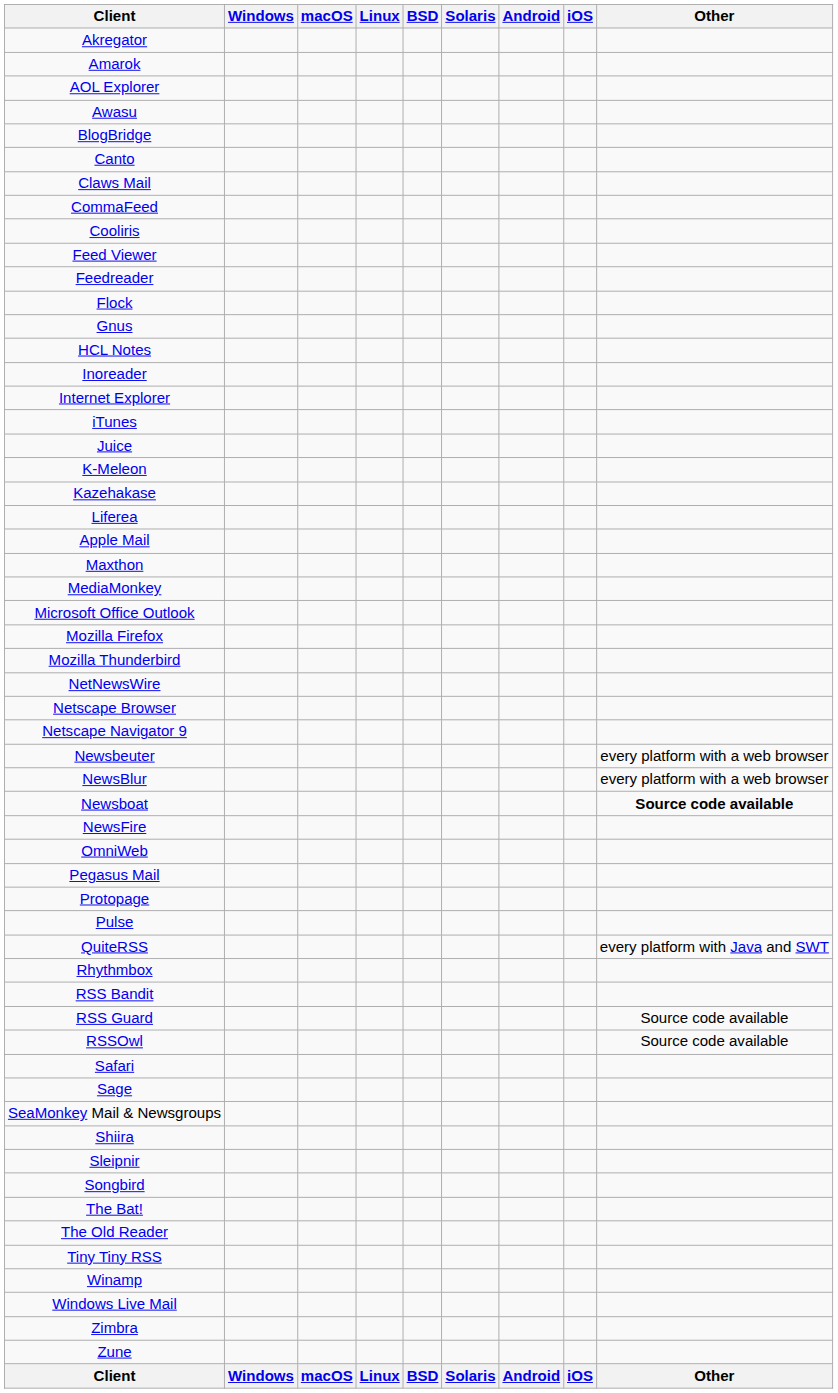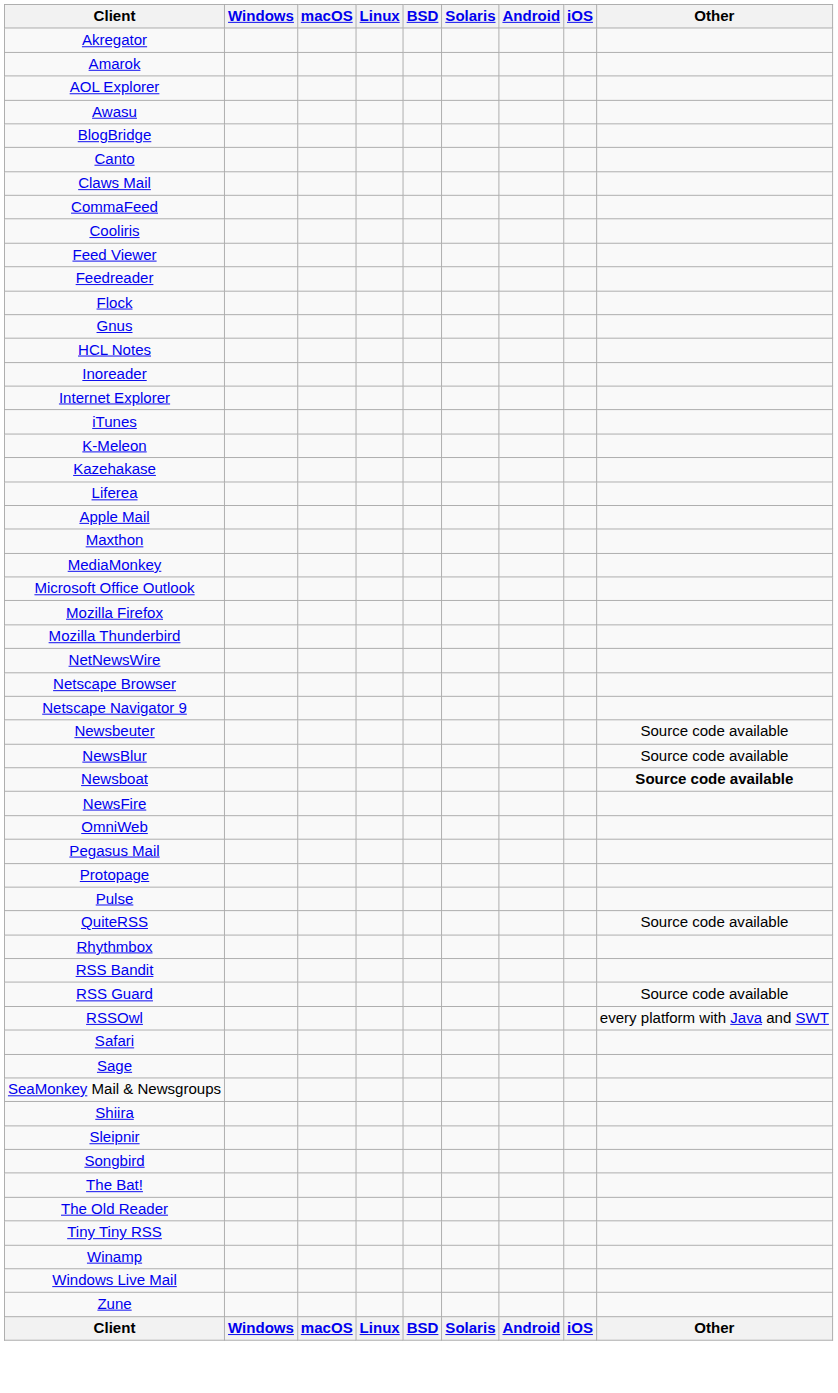- row: (115, 445)
(714, 755) every platform with a web browser -> (714, 732) Source code available
(714, 779) every platform with a web browser -> (714, 755) Source code available
(714, 946) every platform with Java and SWT -> (714, 922) Source code available
(714, 1042) Source code available -> (714, 1018) every platform with Java and SWT
- row: (115, 1328)
